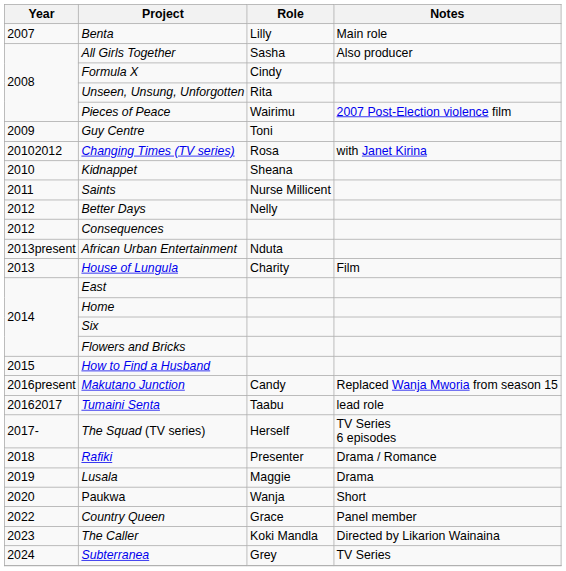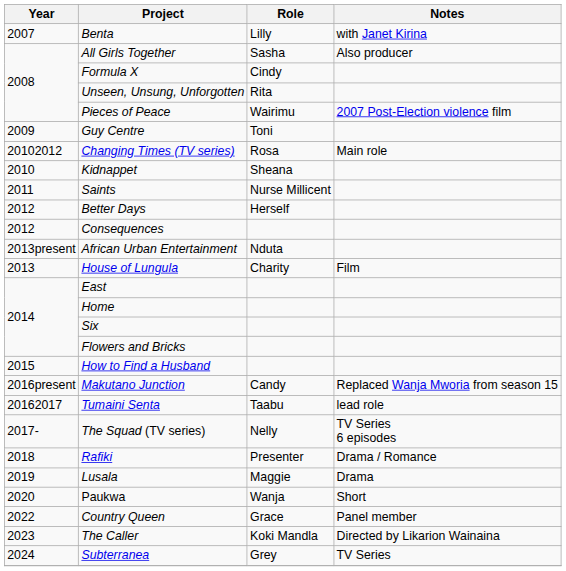(362, 33) Main role -> (382, 33) with Janet Kirina
(382, 151) with Janet Kirina -> (362, 151) Main role
(264, 209) Nelly -> (270, 209) Herself
(270, 431) Herself -> (264, 431) Nelly
